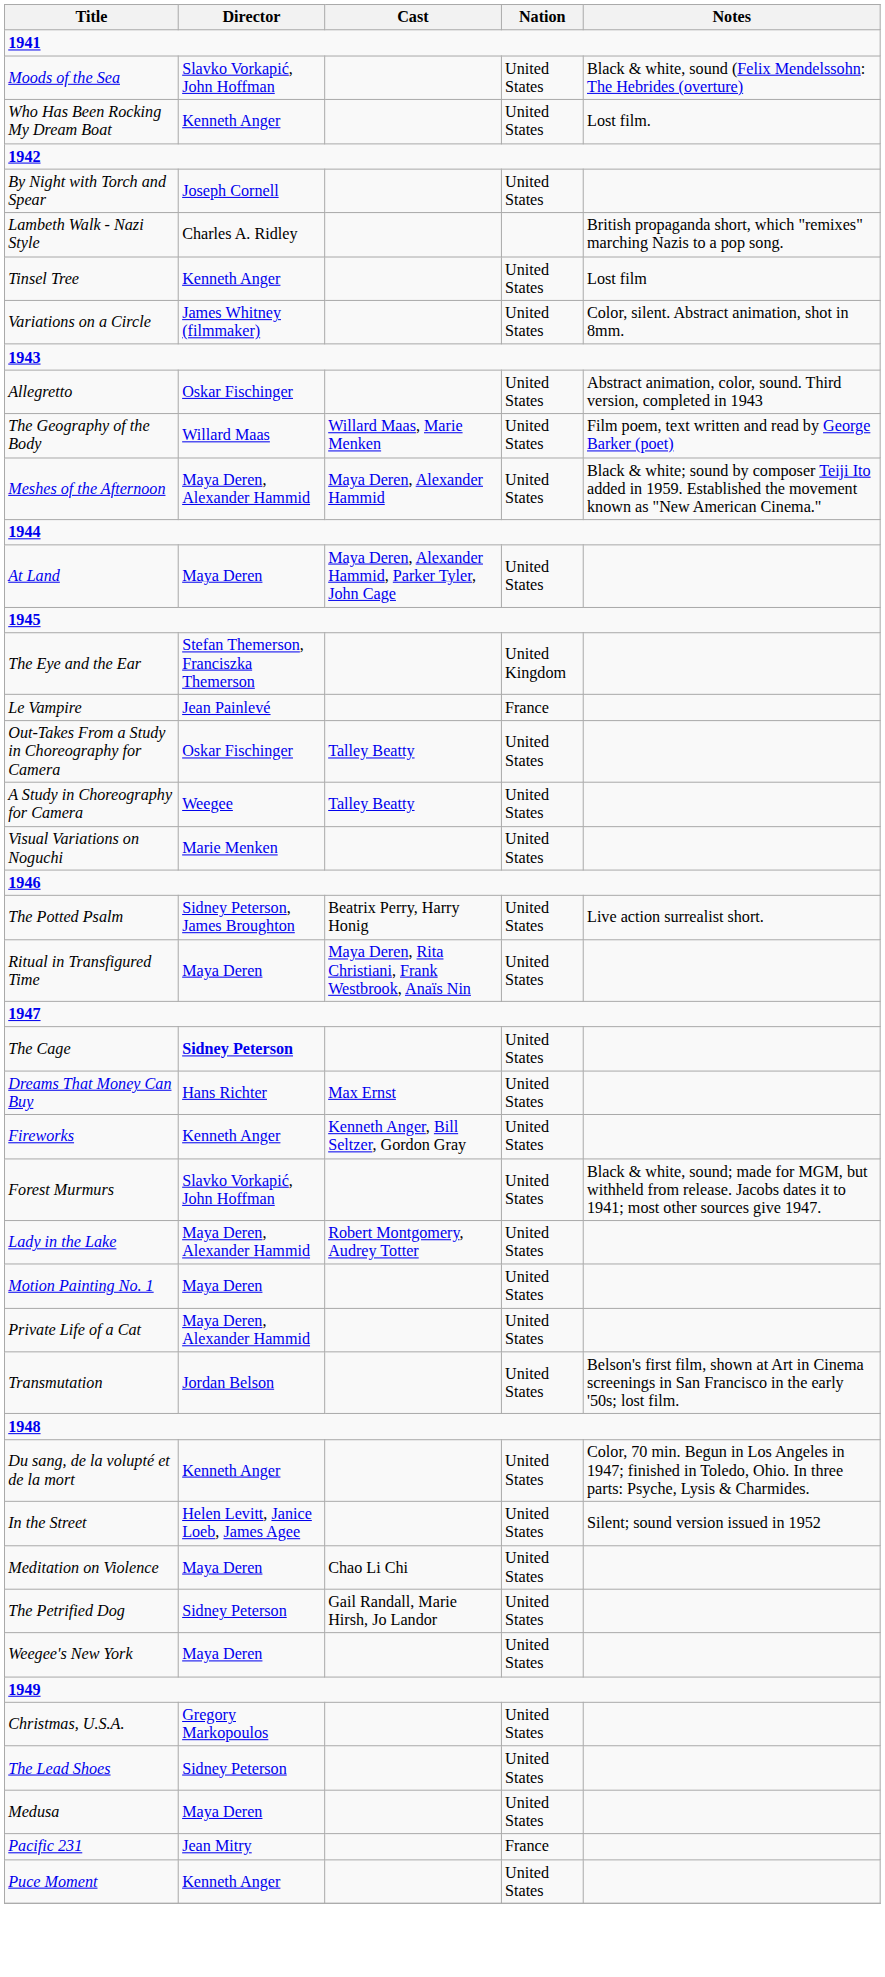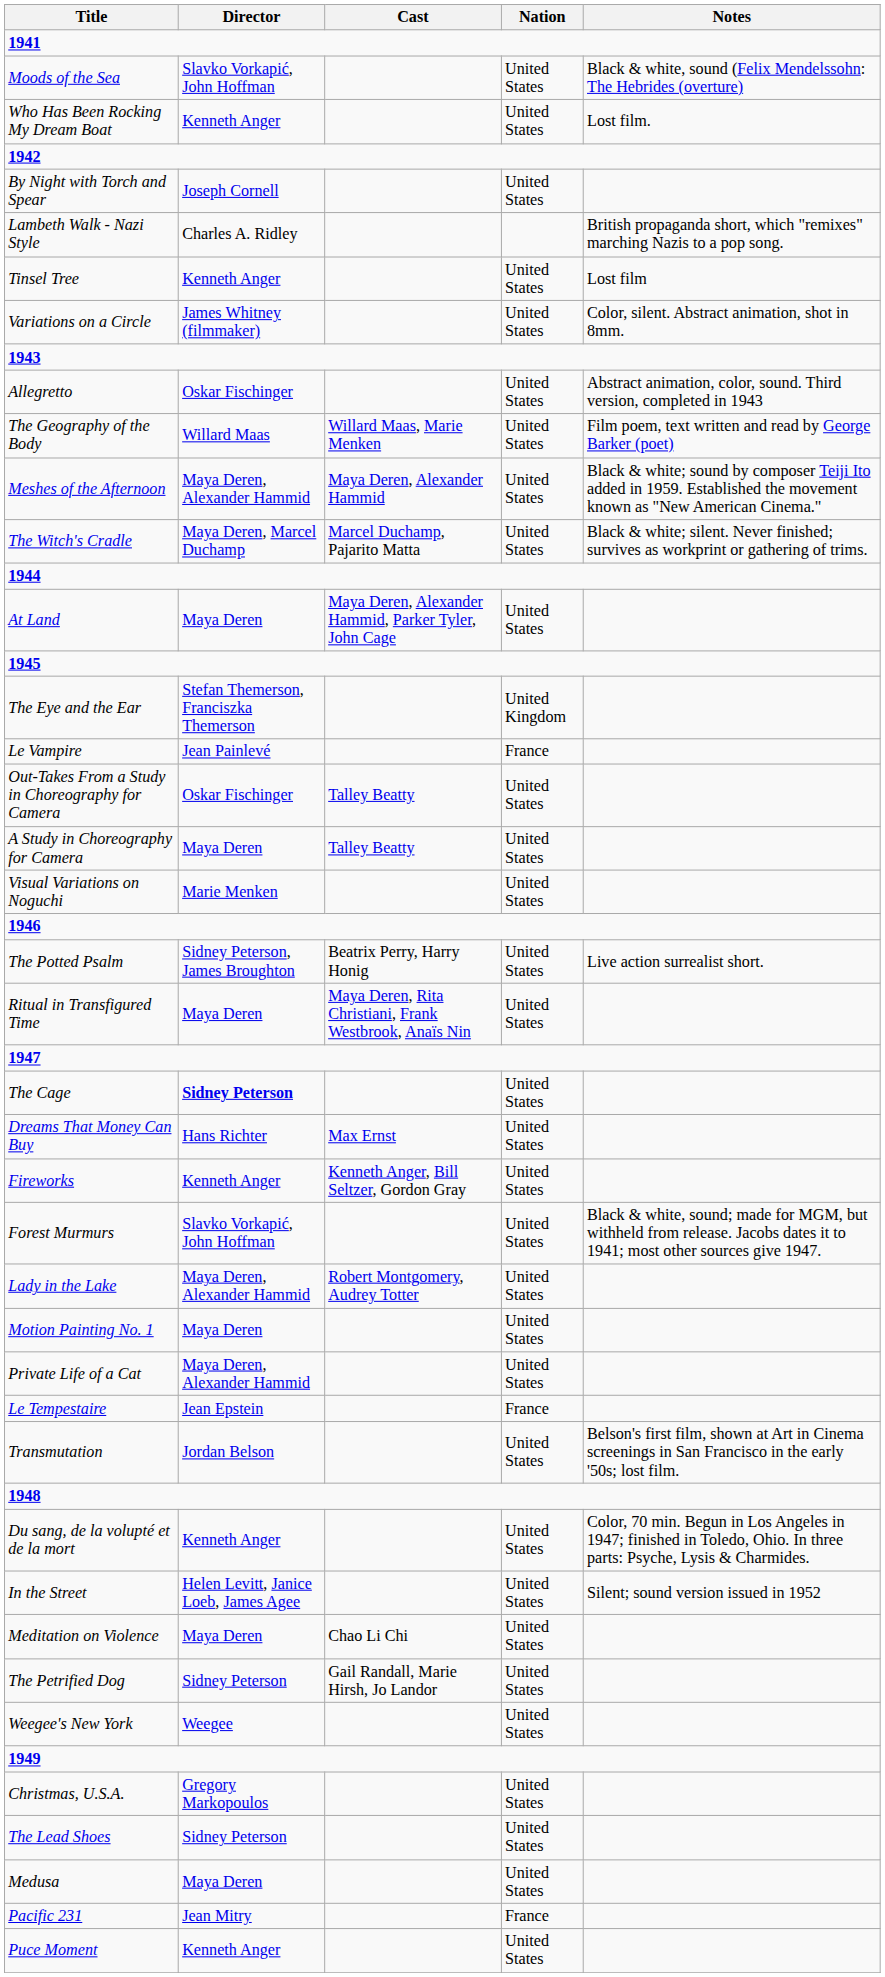+ row: (70, 541)
(208, 804) Weegee -> (222, 848) Maya Deren
+ row: (57, 1408)
(222, 1654) Maya Deren -> (208, 1724) Weegee
